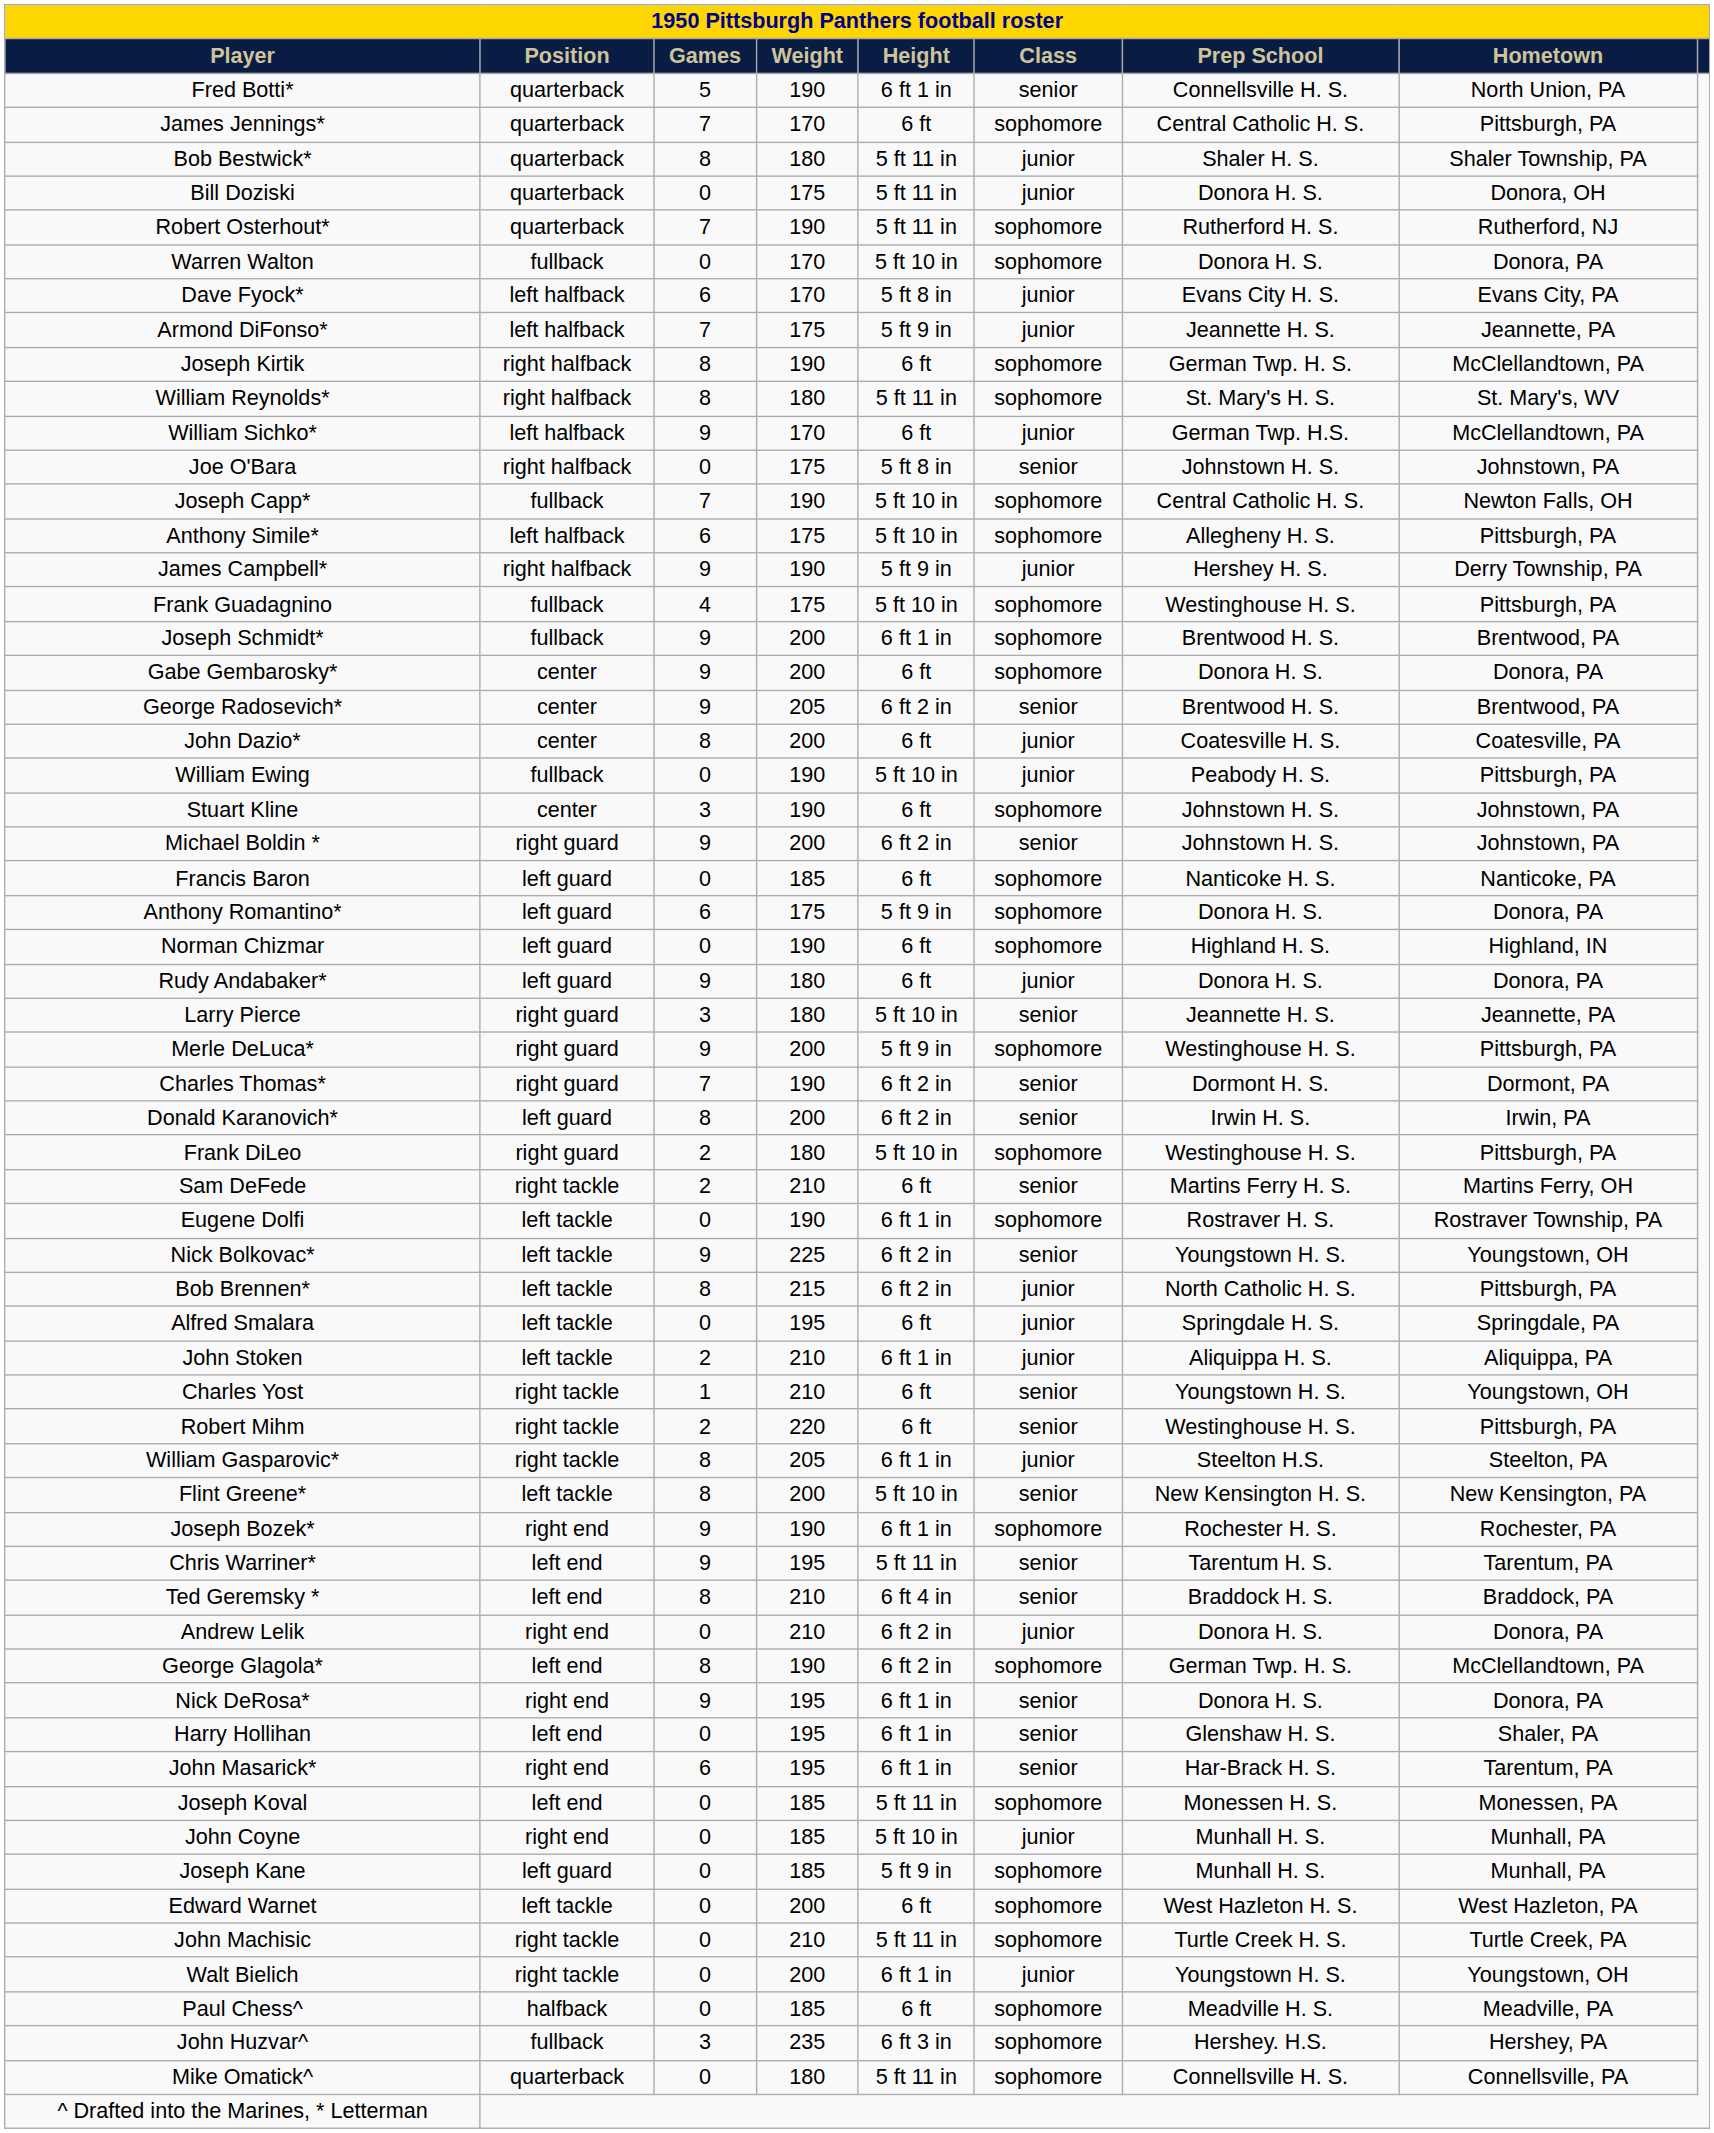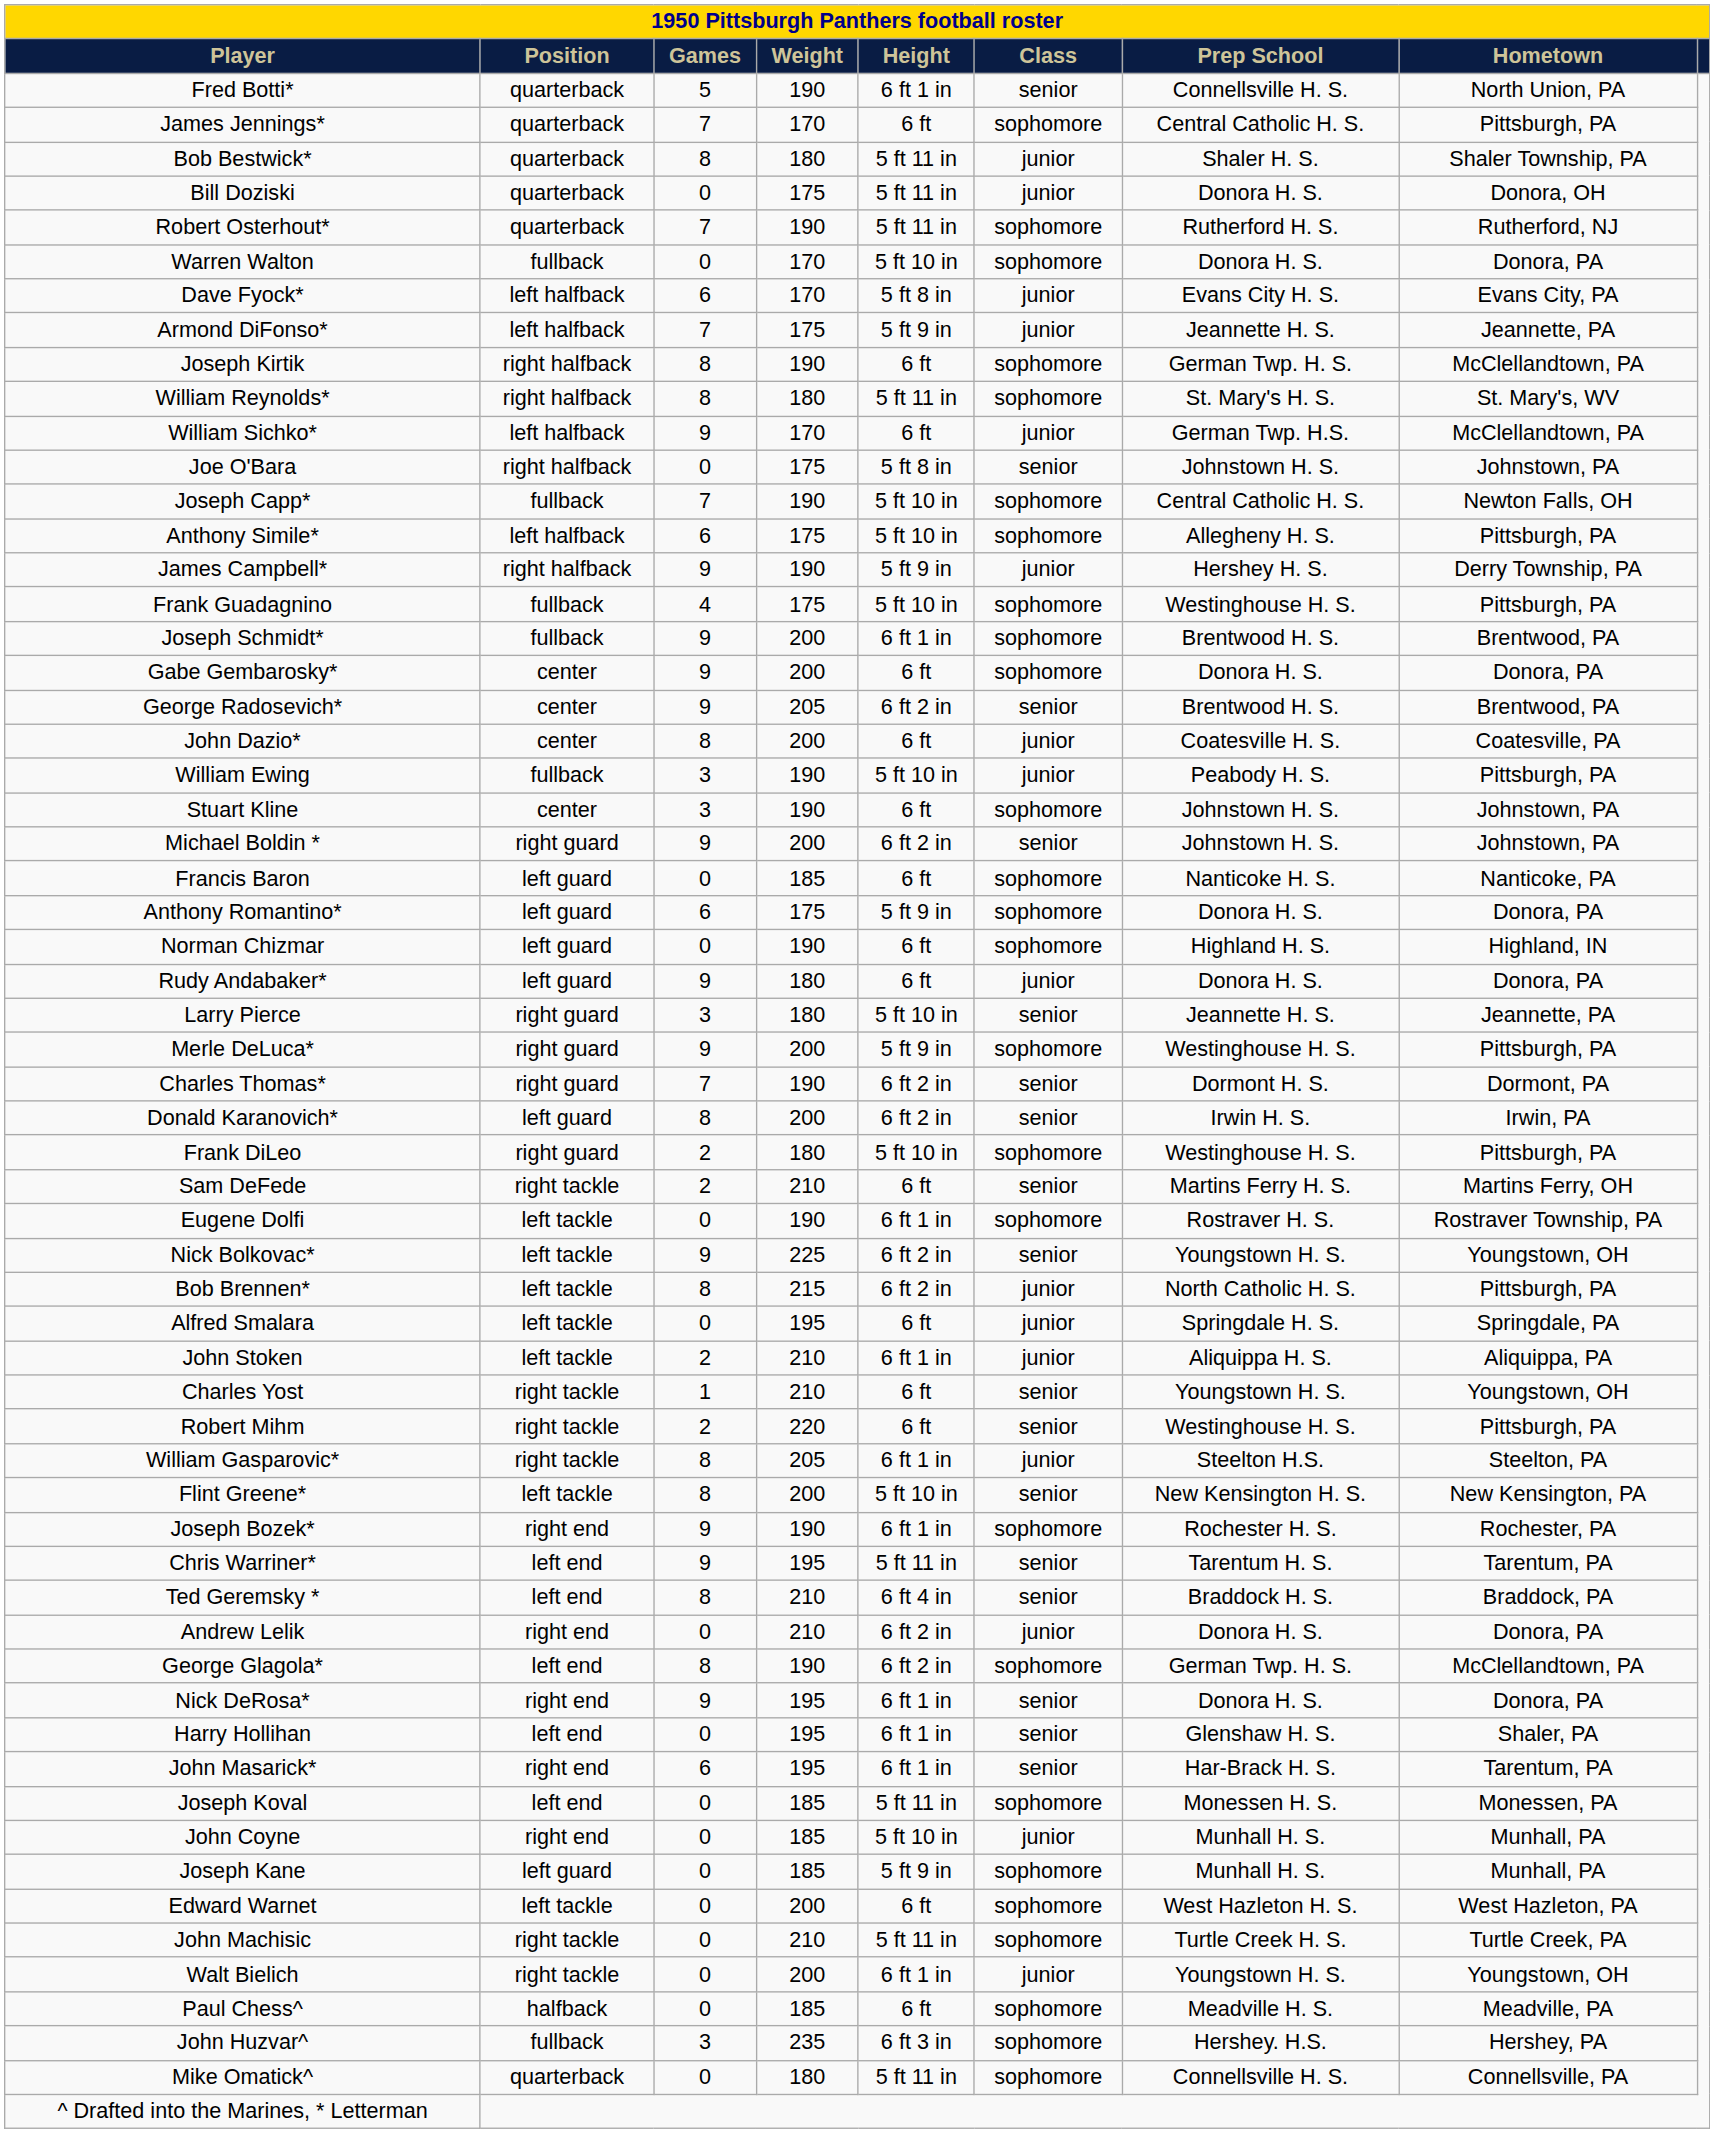(705, 775) 0 -> (705, 775) 3
